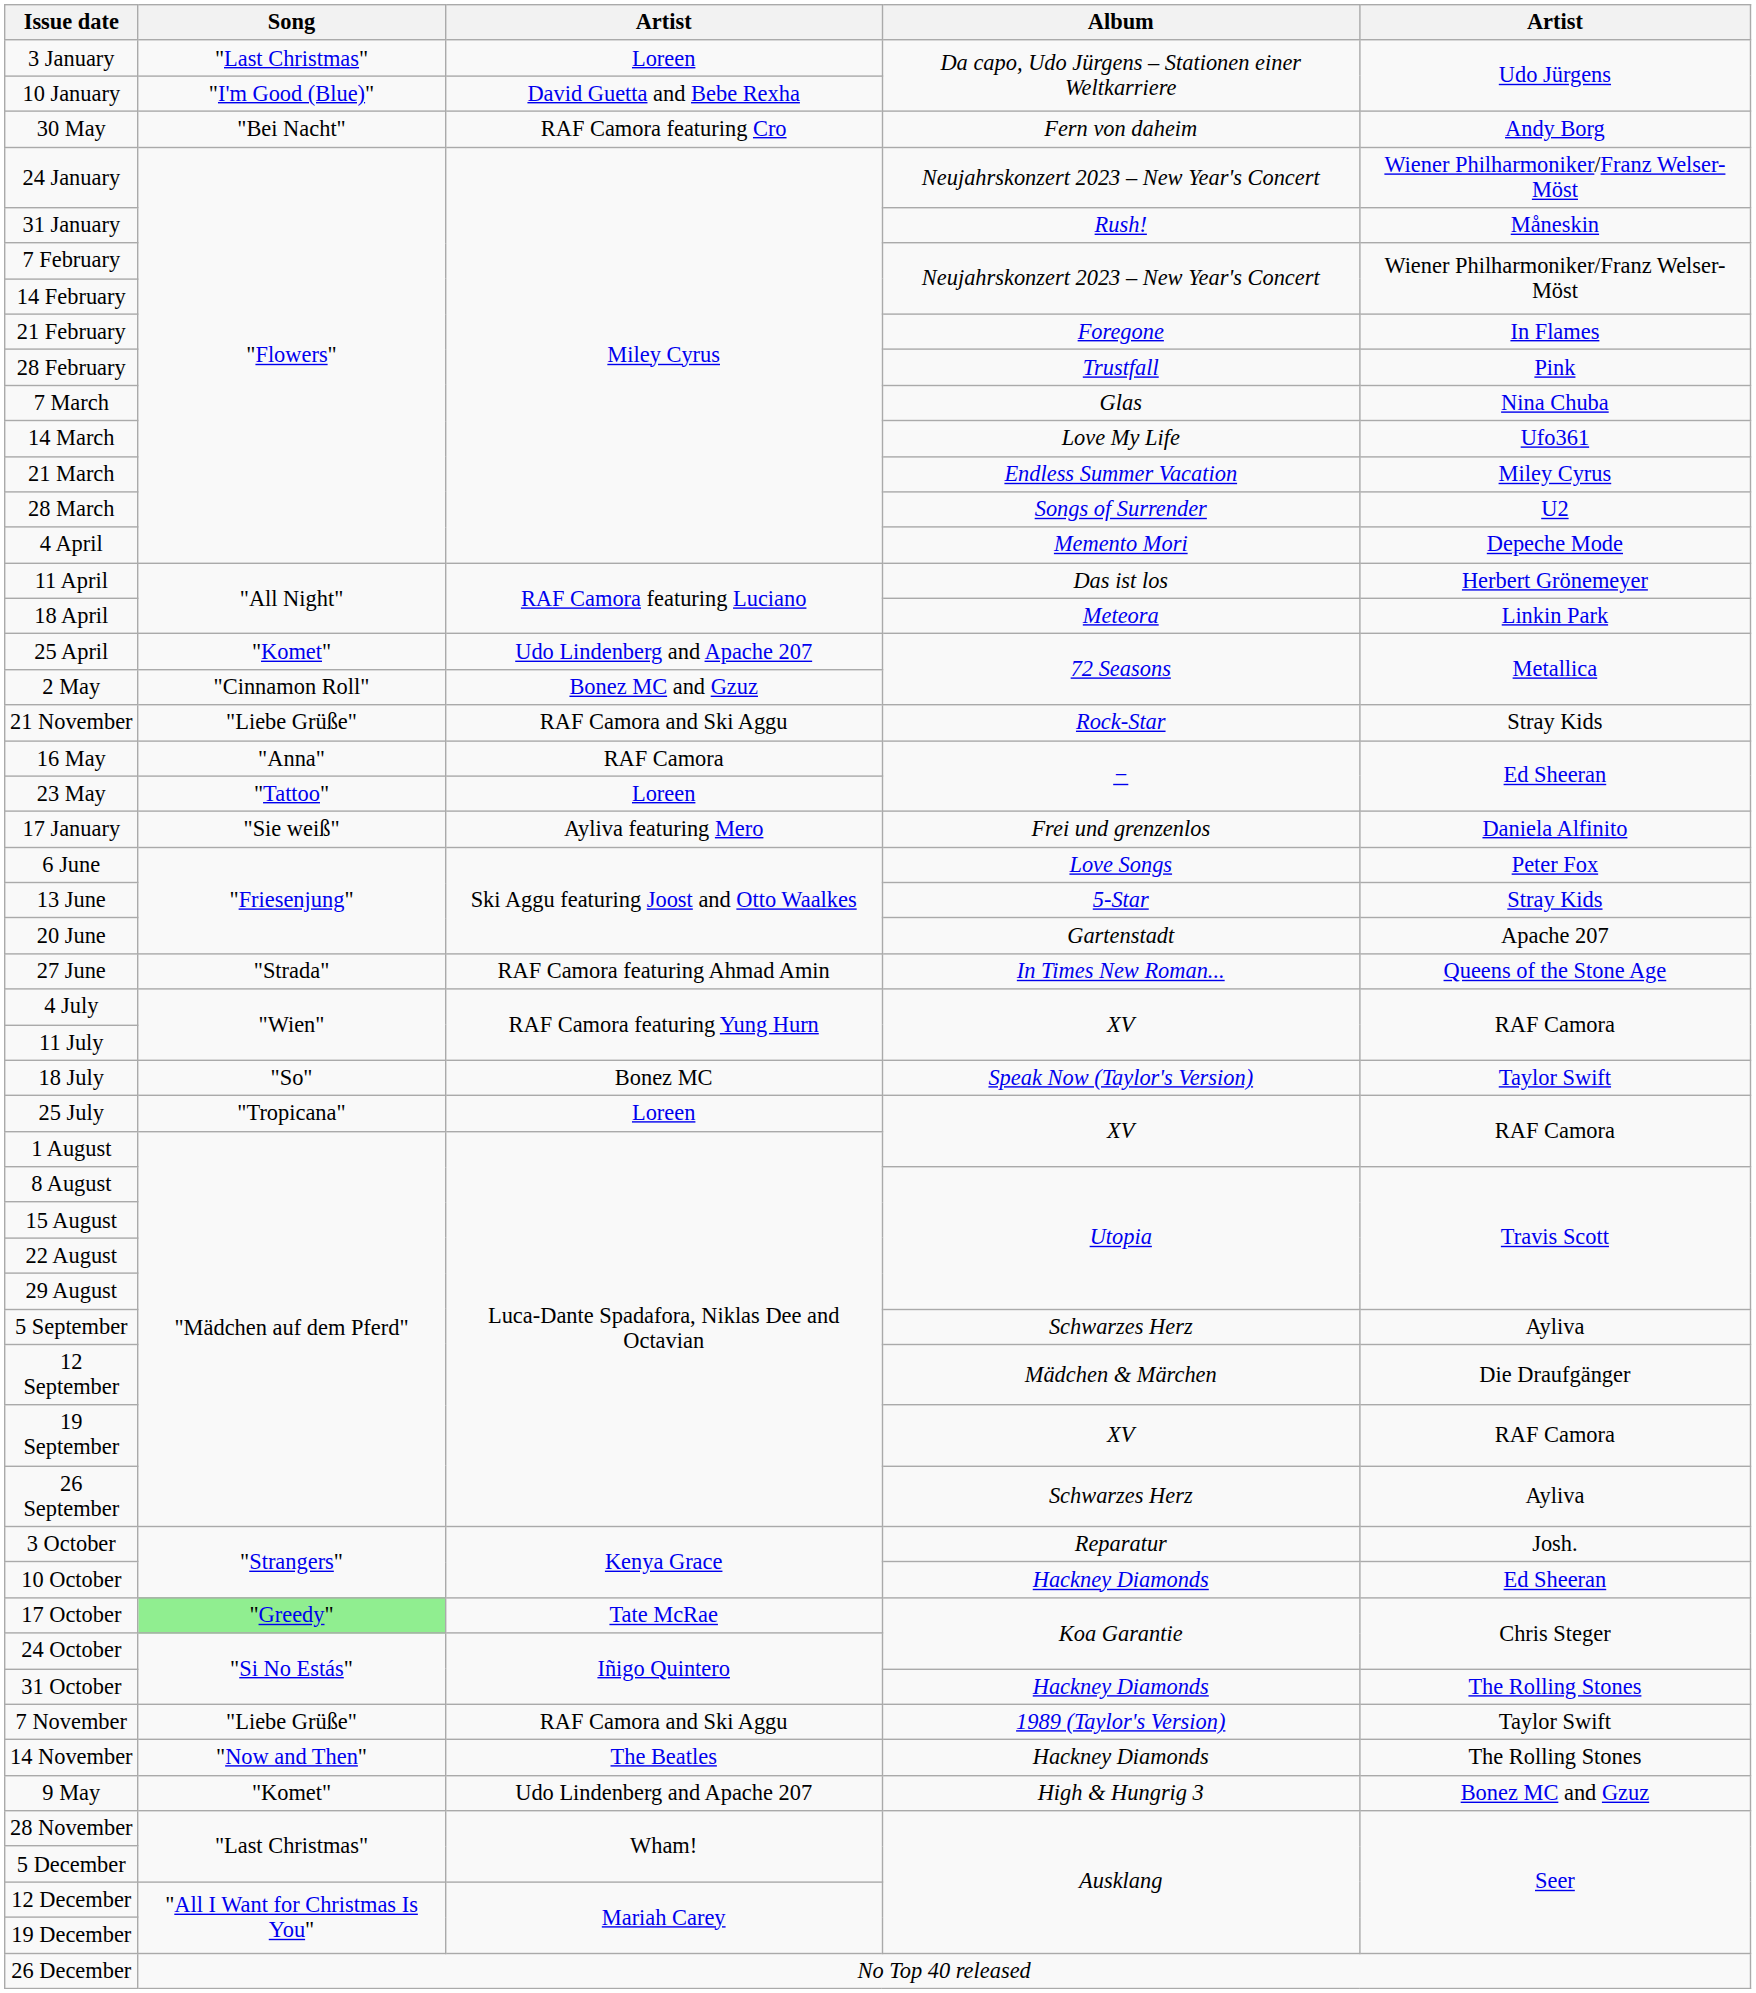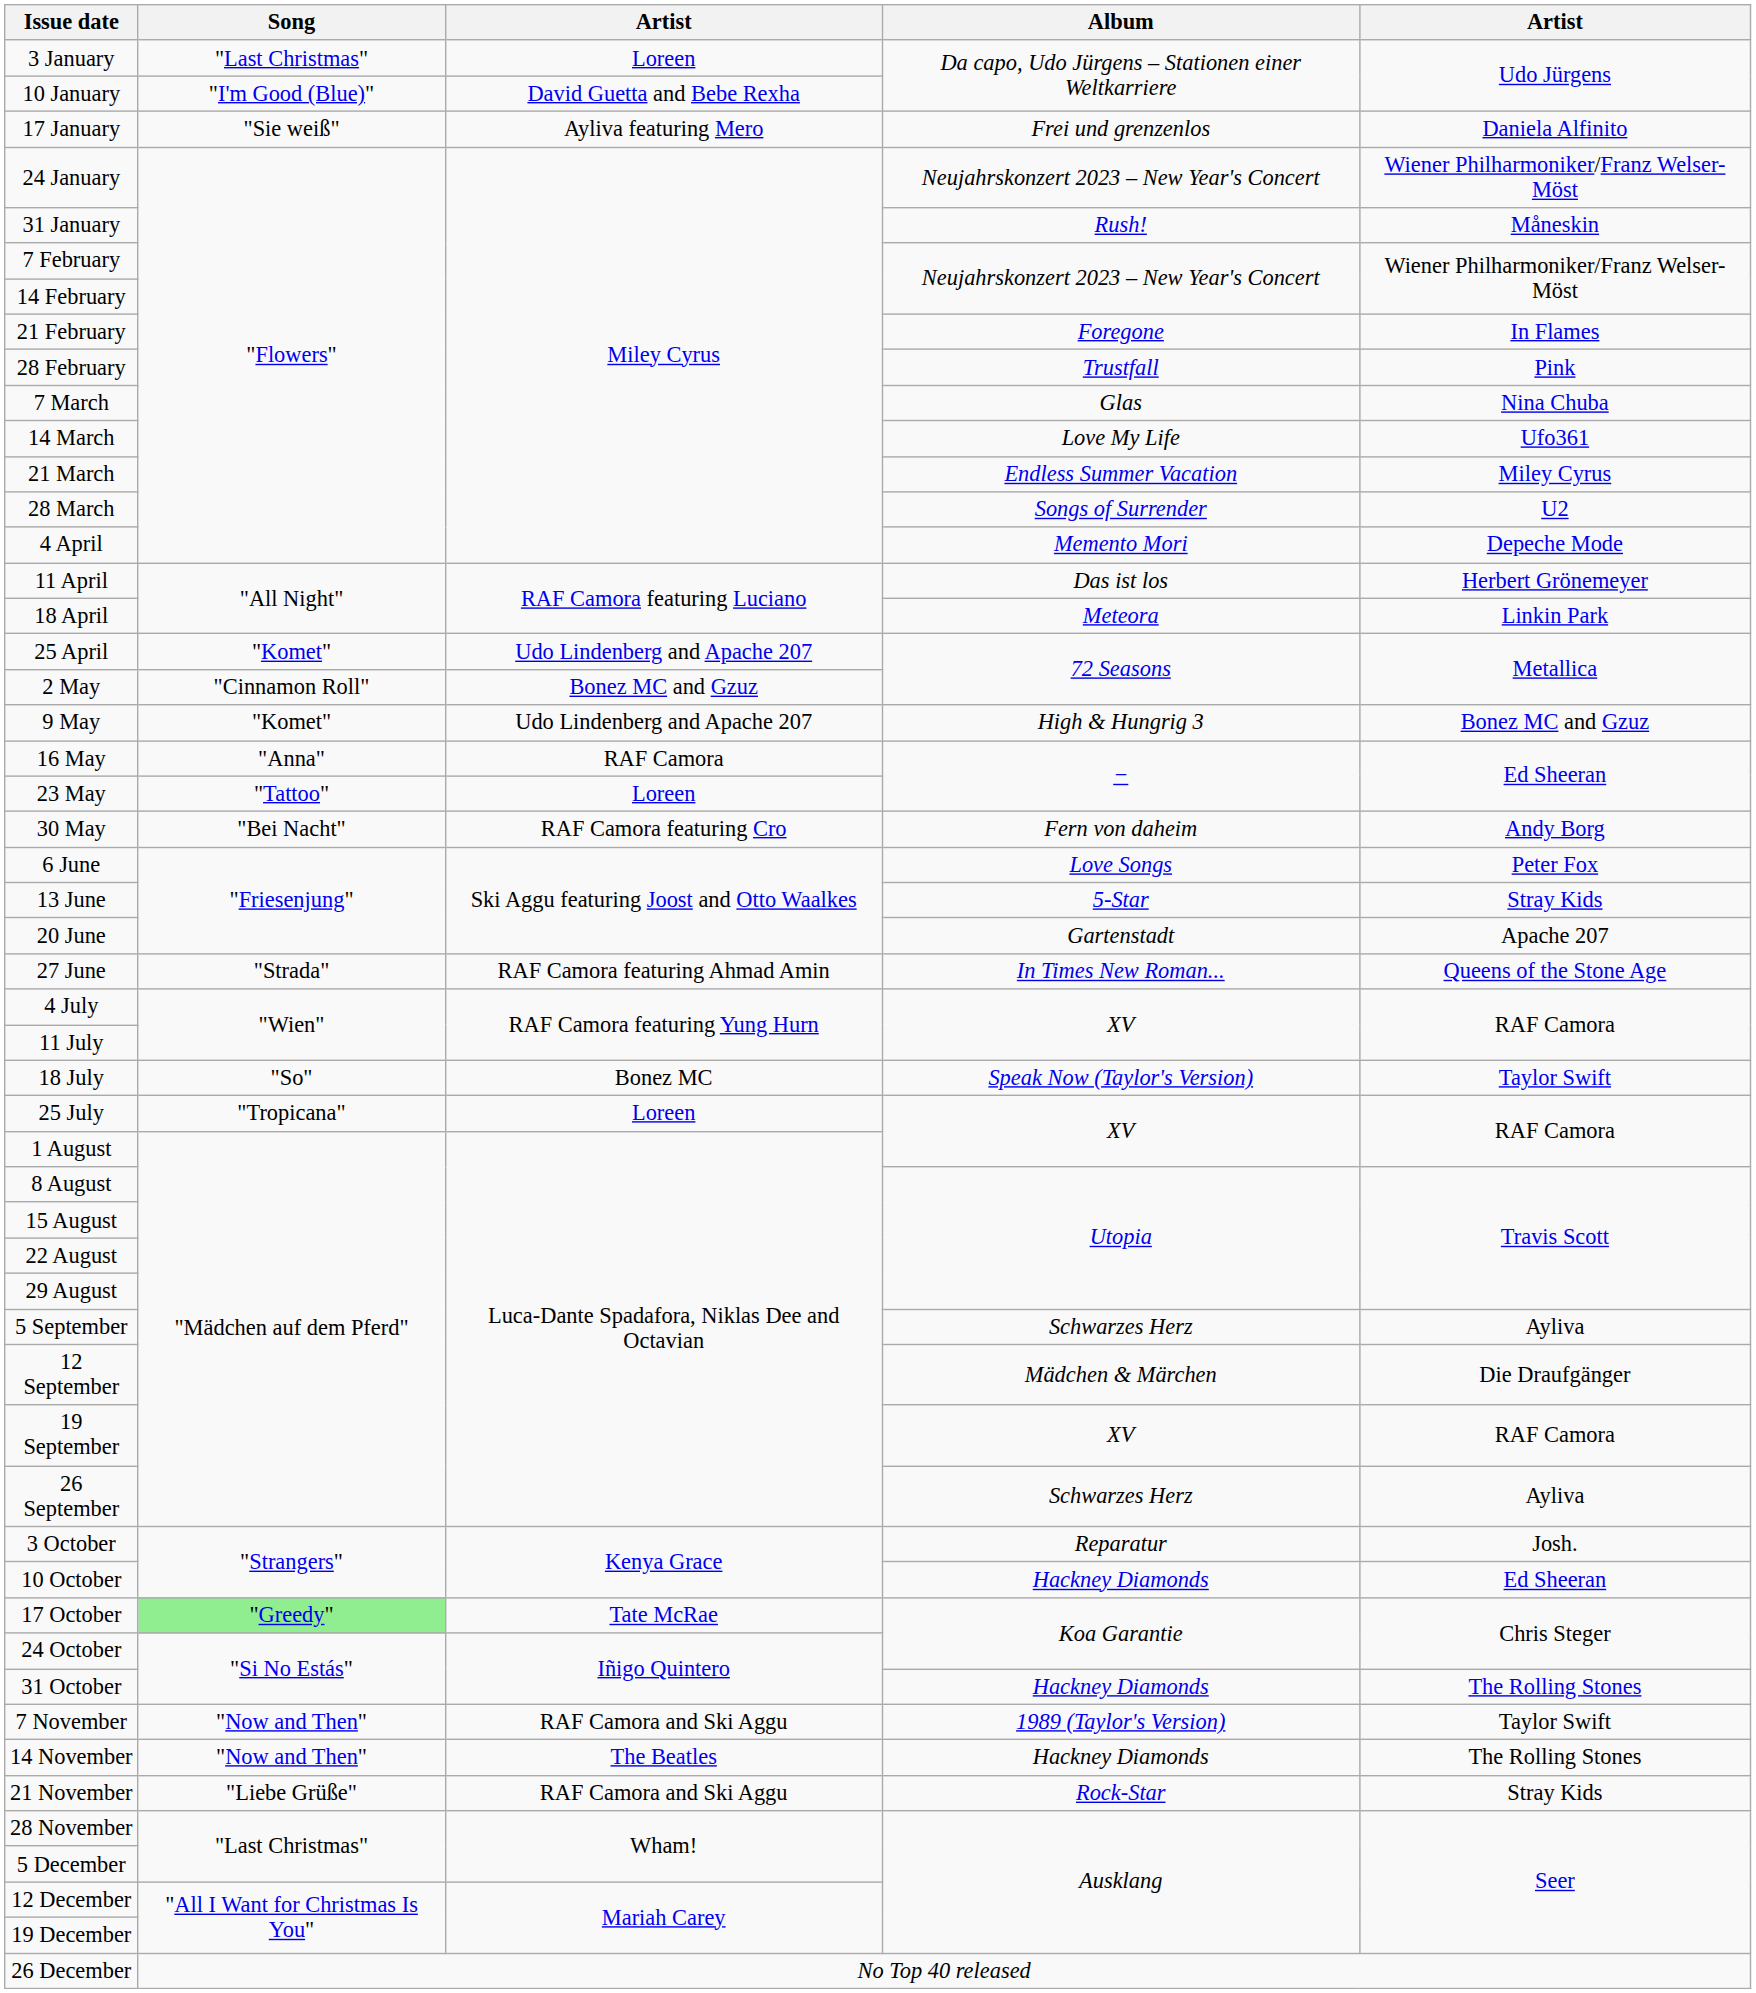rows swapped: (71, 829) <-> (71, 128)
rows swapped: (71, 1792) <-> (71, 722)
(292, 1721) "Liebe Grüße" -> (292, 1721) "Now and Then"
